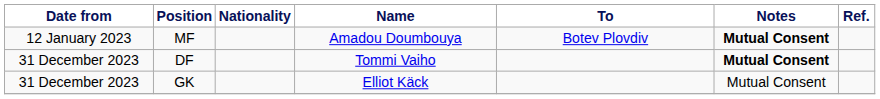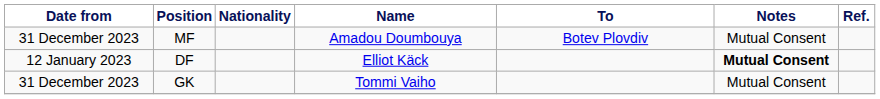(79, 38) 12 January 2023 -> (79, 38) 31 December 2023
(776, 38) bold -> (776, 38) normal
(79, 61) 31 December 2023 -> (79, 61) 12 January 2023
(395, 61) Tommi Vaiho -> (395, 61) Elliot Käck
(395, 83) Elliot Käck -> (395, 83) Tommi Vaiho
